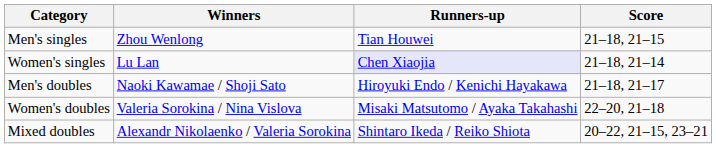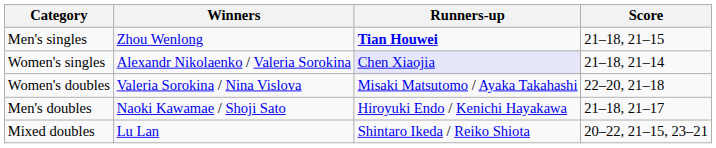(396, 39) normal -> (398, 39) bold
(138, 62) Lu Lan -> (234, 62) Alexandr Nikolaenko / Valeria Sorokina
rows swapped: (50, 85) <-> (59, 108)
(234, 131) Alexandr Nikolaenko / Valeria Sorokina -> (138, 131) Lu Lan
